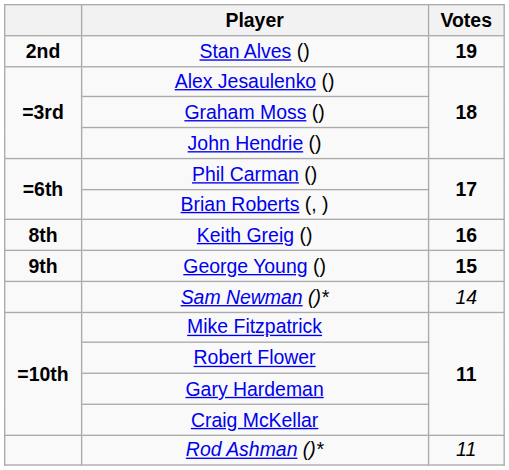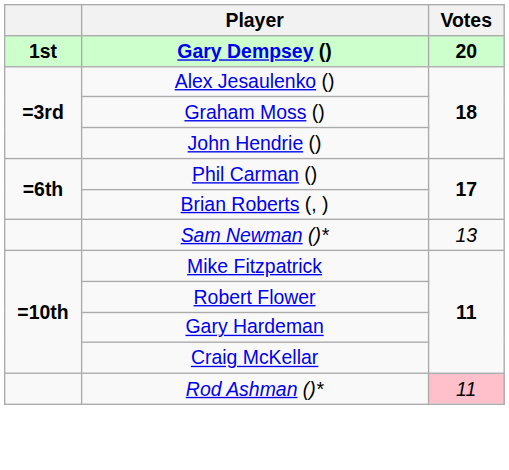+ row: (255, 51)
- row: (255, 51)
- row: (255, 235)
- row: (255, 266)
(466, 297) 14 -> (466, 235) 13
(466, 450) no background -> (466, 389) pink background
